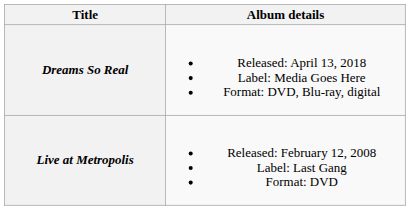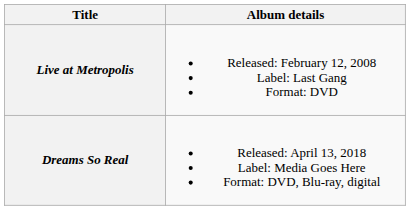rows swapped: (85, 160) <-> (85, 70)
